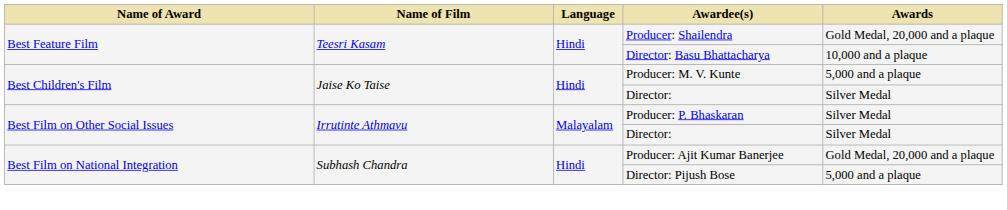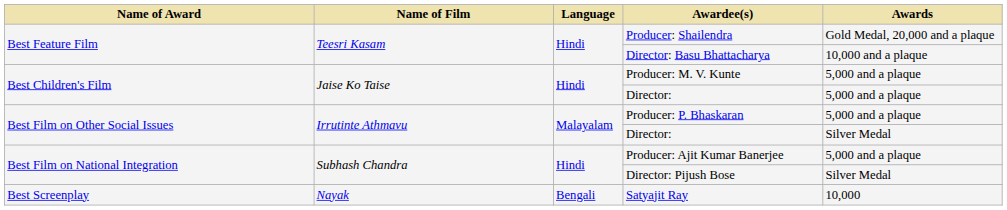(858, 94) Silver Medal -> (873, 94) 5,000 and a plaque
(858, 114) Silver Medal -> (873, 114) 5,000 and a plaque
(910, 154) Gold Medal, 20,000 and a plaque -> (873, 154) 5,000 and a plaque
(873, 174) 5,000 and a plaque -> (858, 174) Silver Medal
+ row: (48, 194)
